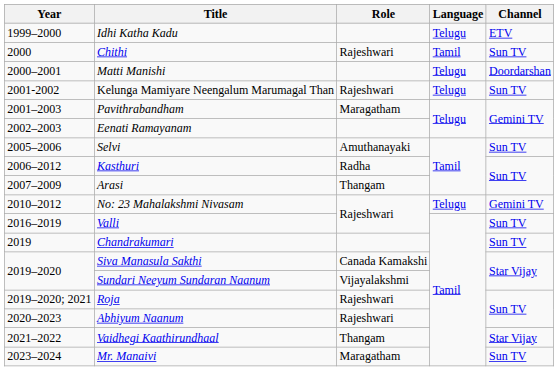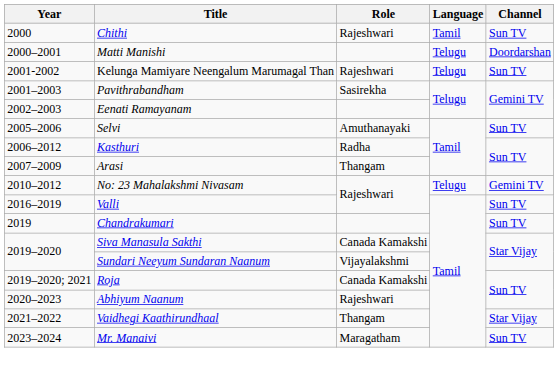- row: (137, 33)
(370, 109) Maragatham -> (363, 90) Sasirekha
(367, 299) Rajeshwari -> (383, 280) Canada Kamakshi
